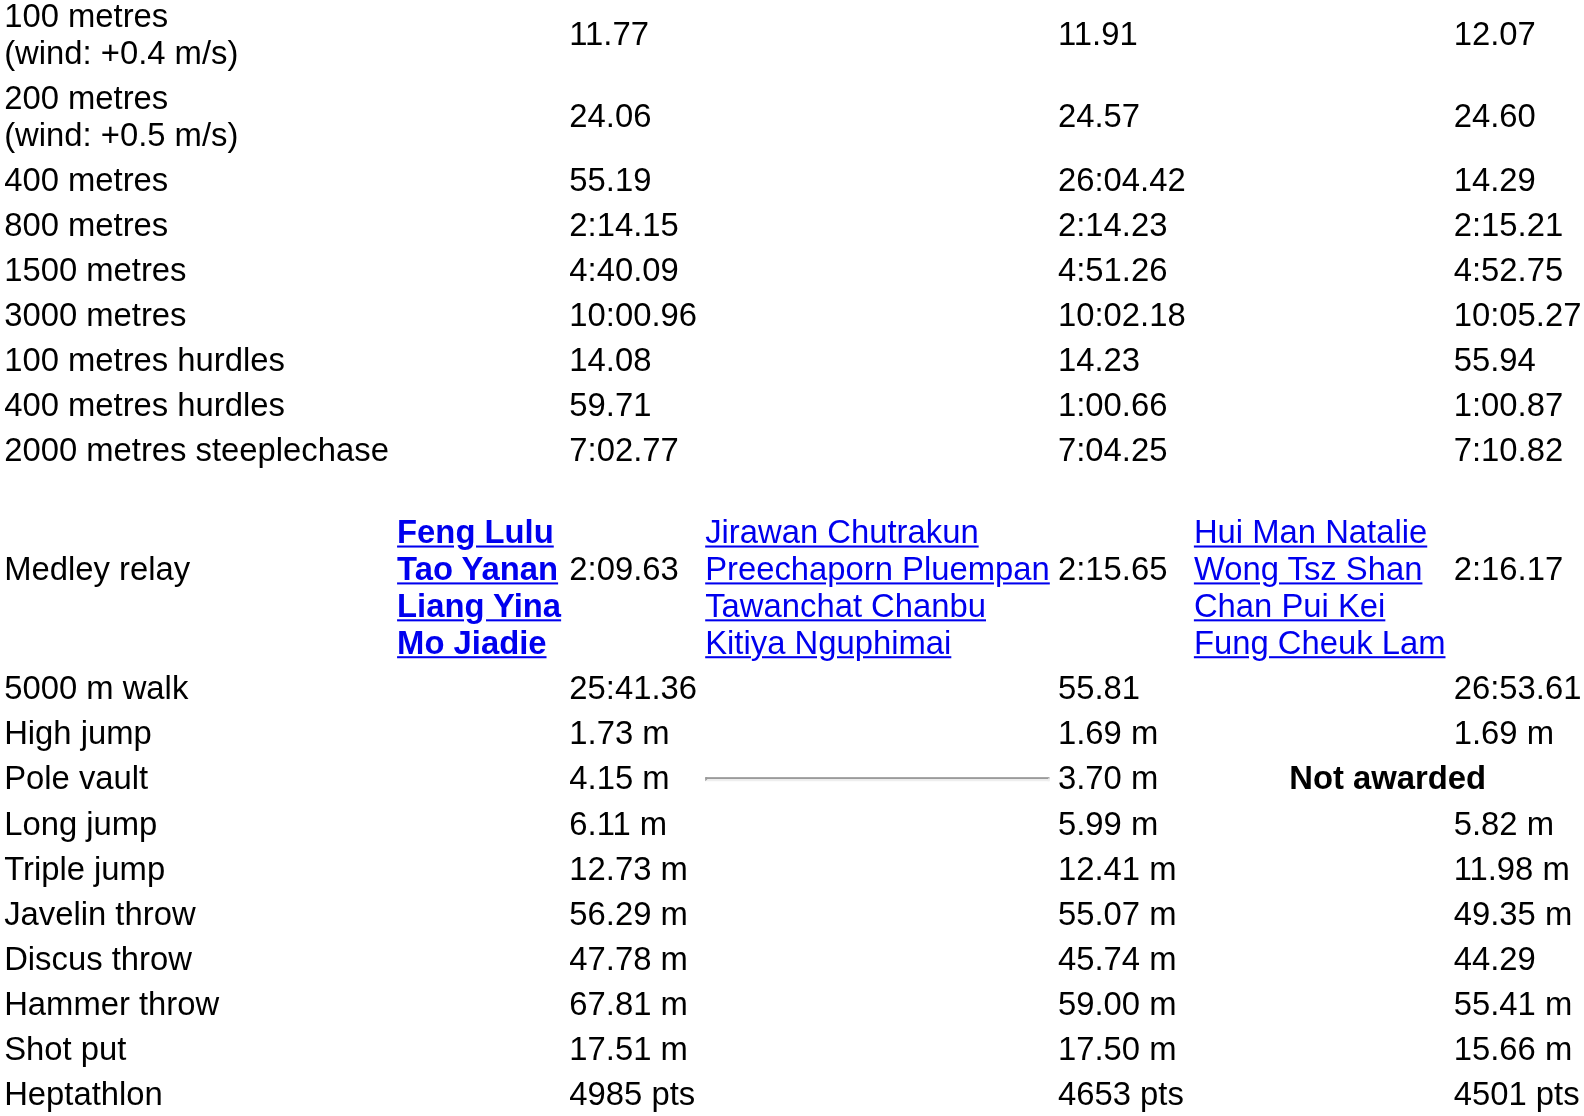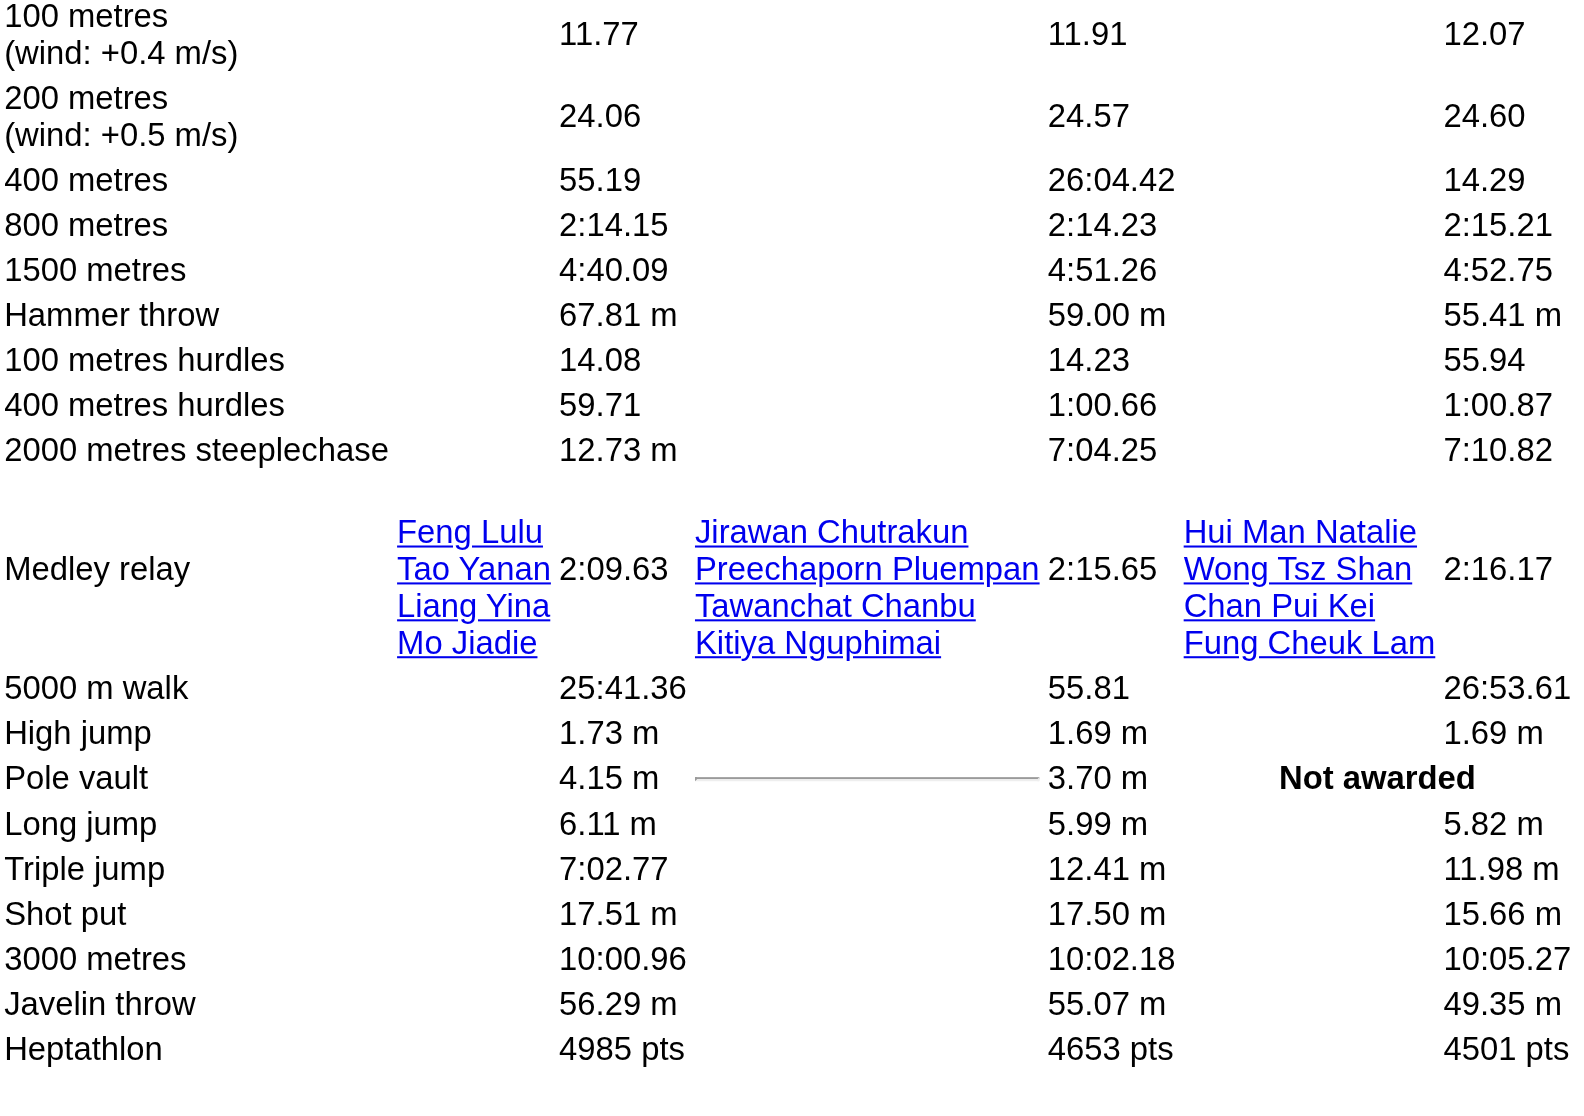rows swapped: (95, 315) <-> (112, 1004)
(624, 450) 7:02.77 -> (618, 450) 12.73 m
(479, 588) bold -> (474, 588) normal
(629, 868) 12.73 m -> (614, 868) 7:02.77
rows swapped: (65, 1049) <-> (100, 913)
- row: (98, 959)
